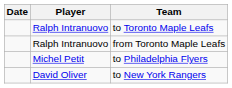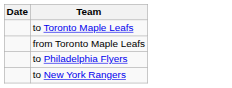- column: (70, 12)
